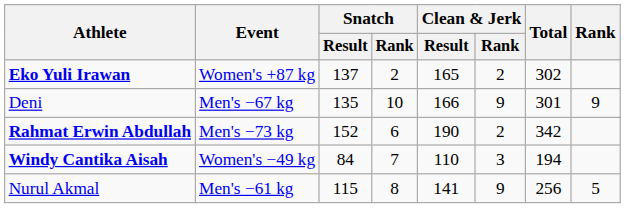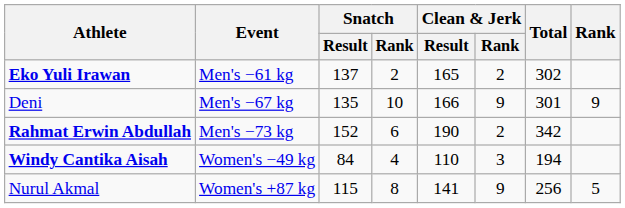(257, 74) Women's +87 kg -> (246, 74) Men's −61 kg
(395, 160) 7 -> (395, 160) 4
(246, 188) Men's −61 kg -> (257, 188) Women's +87 kg
